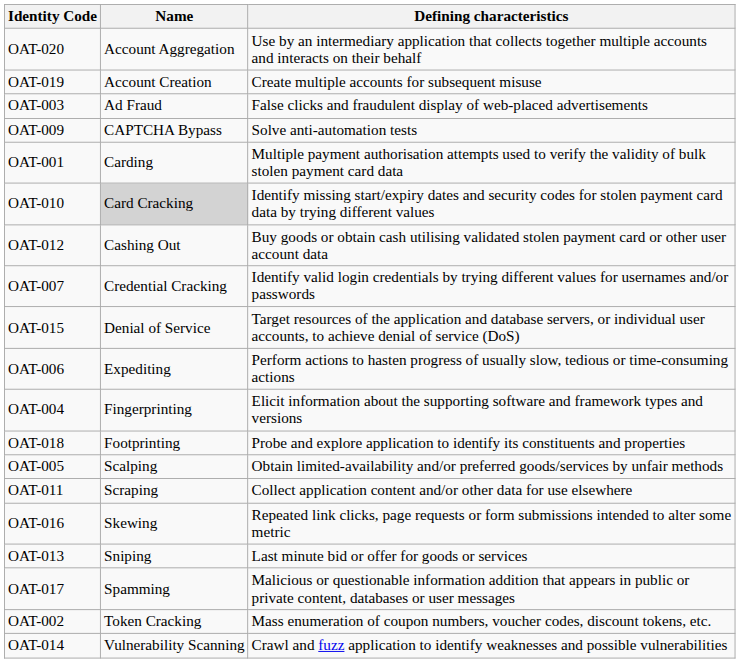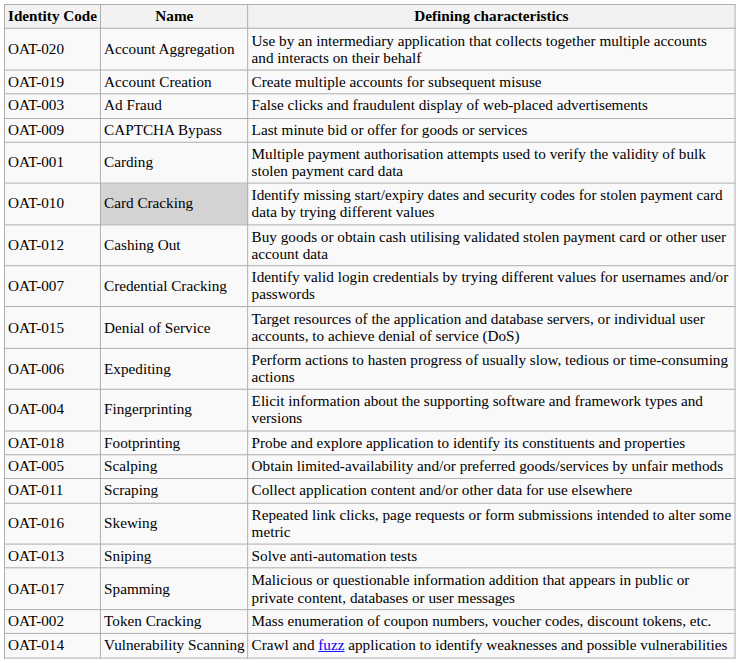(334, 130) Solve anti-automation tests -> (389, 130) Last minute bid or offer for goods or services
(389, 556) Last minute bid or offer for goods or services -> (334, 556) Solve anti-automation tests
